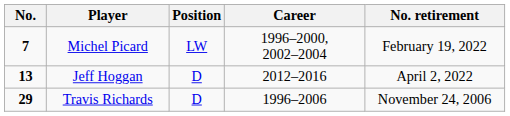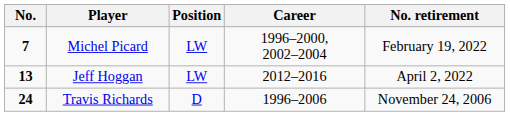(197, 76) D -> (197, 76) LW
(26, 99) 29 -> (26, 99) 24
